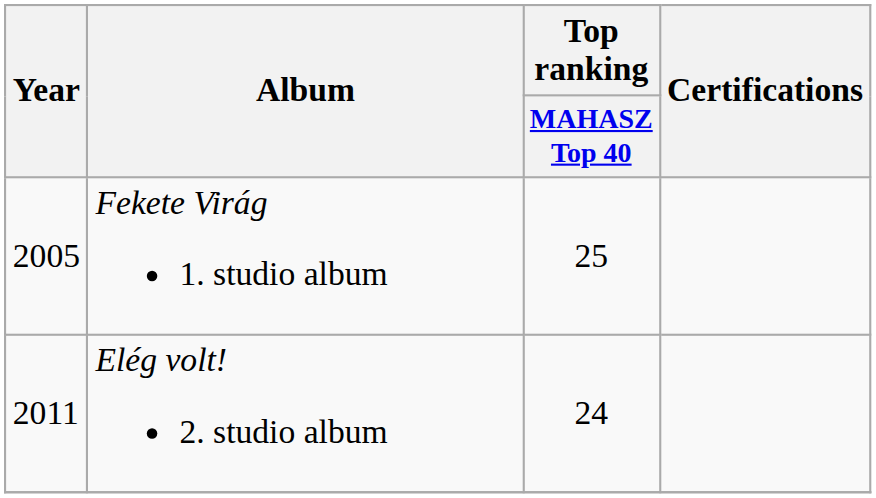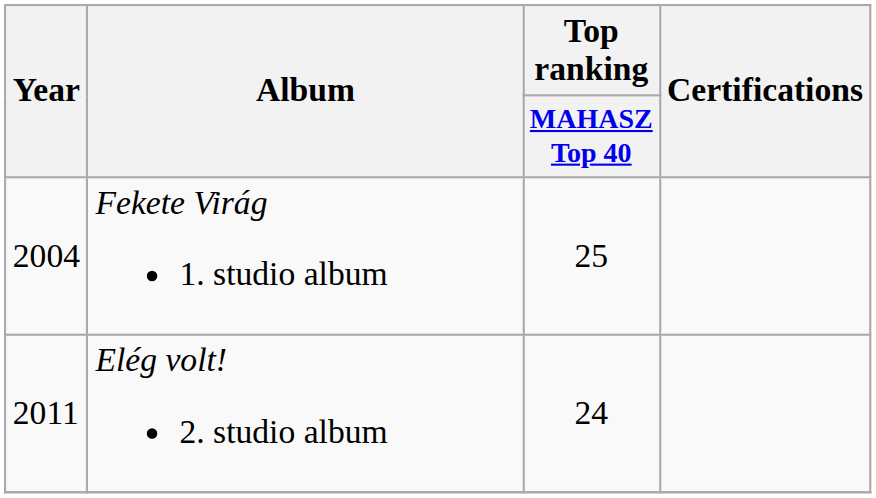(46, 255) 2005 -> (46, 255) 2004
